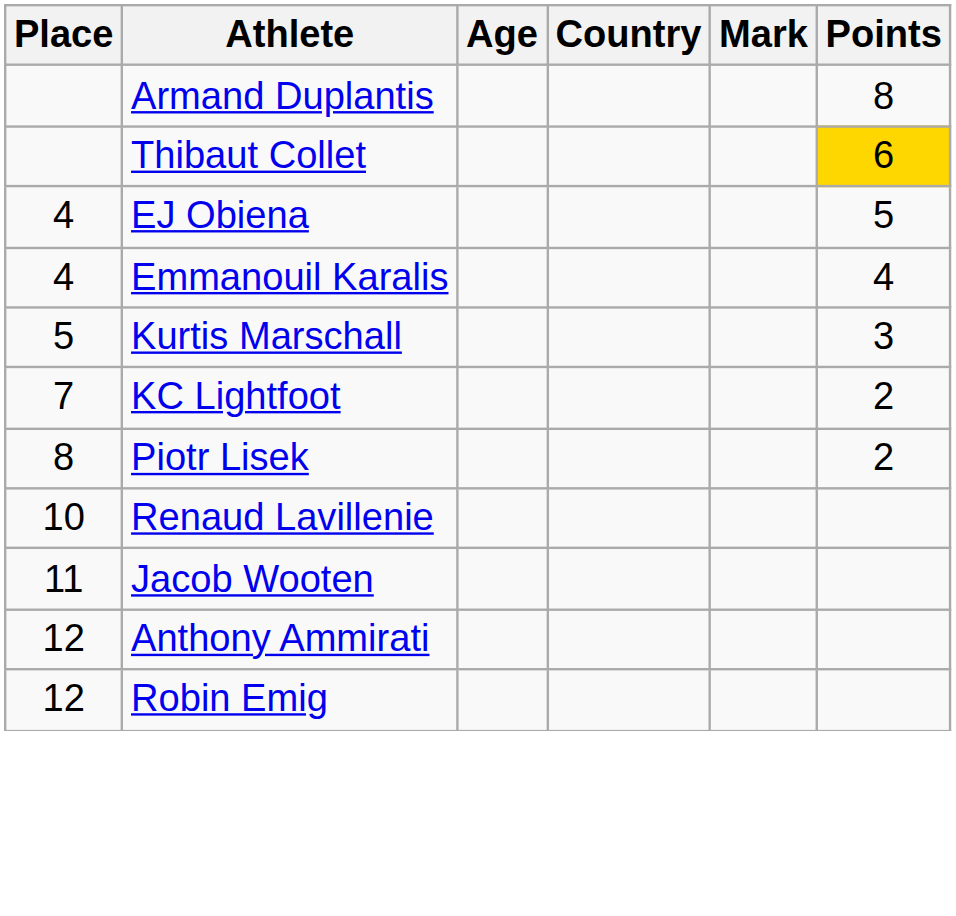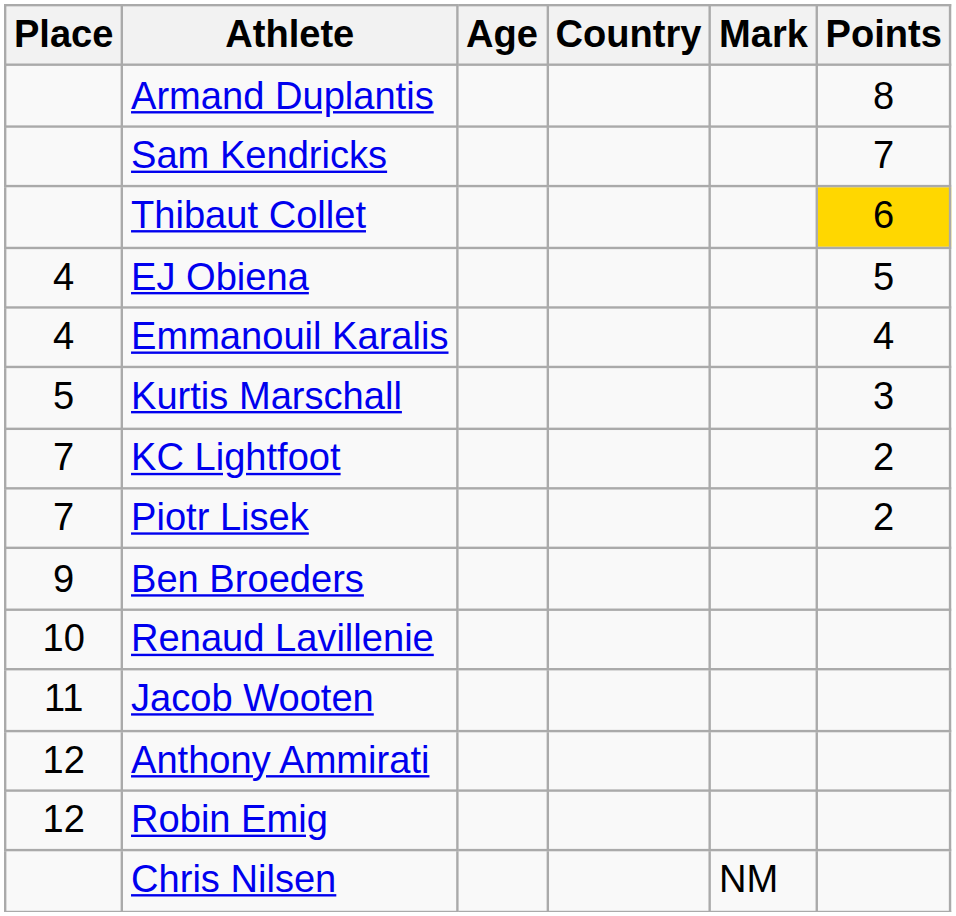+ row: (259, 155)
(64, 457) 8 -> (64, 517) 7
+ row: (247, 578)
+ row: (234, 880)
